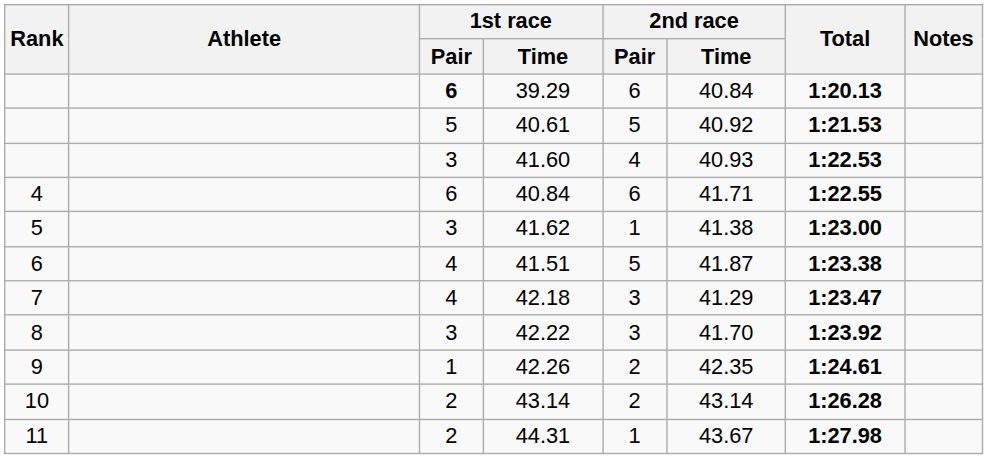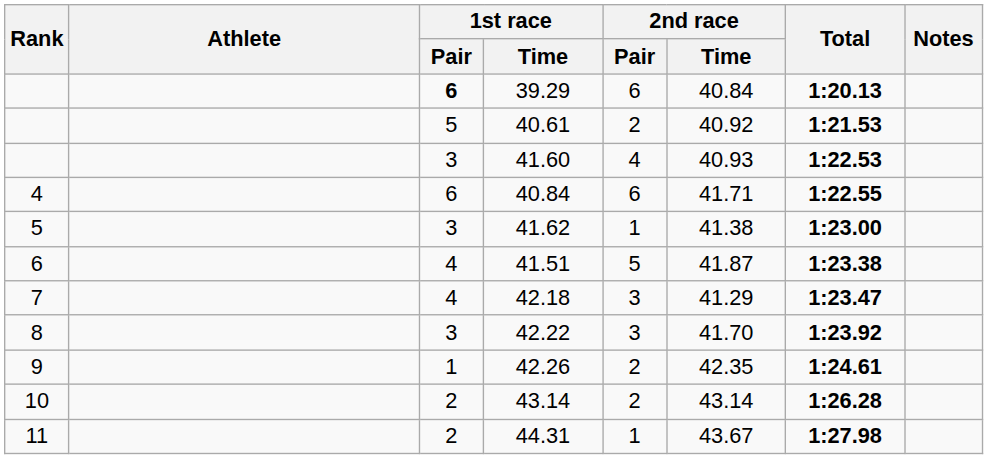(635, 125) 5 -> (635, 125) 2
